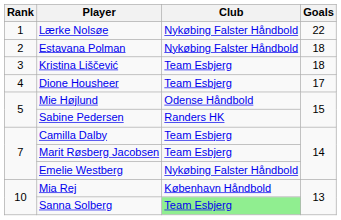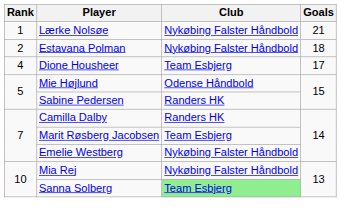(319, 30) 22 -> (319, 30) 21
- row: (79, 65)
(198, 135) Team Esbjerg -> (194, 118) Randers HK
(218, 188) København Håndbold -> (231, 170) Nykøbing Falster Håndbold
